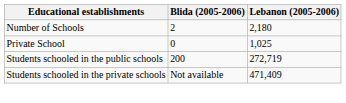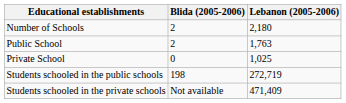+ row: (34, 43)
(178, 59) 200 -> (178, 75) 198
